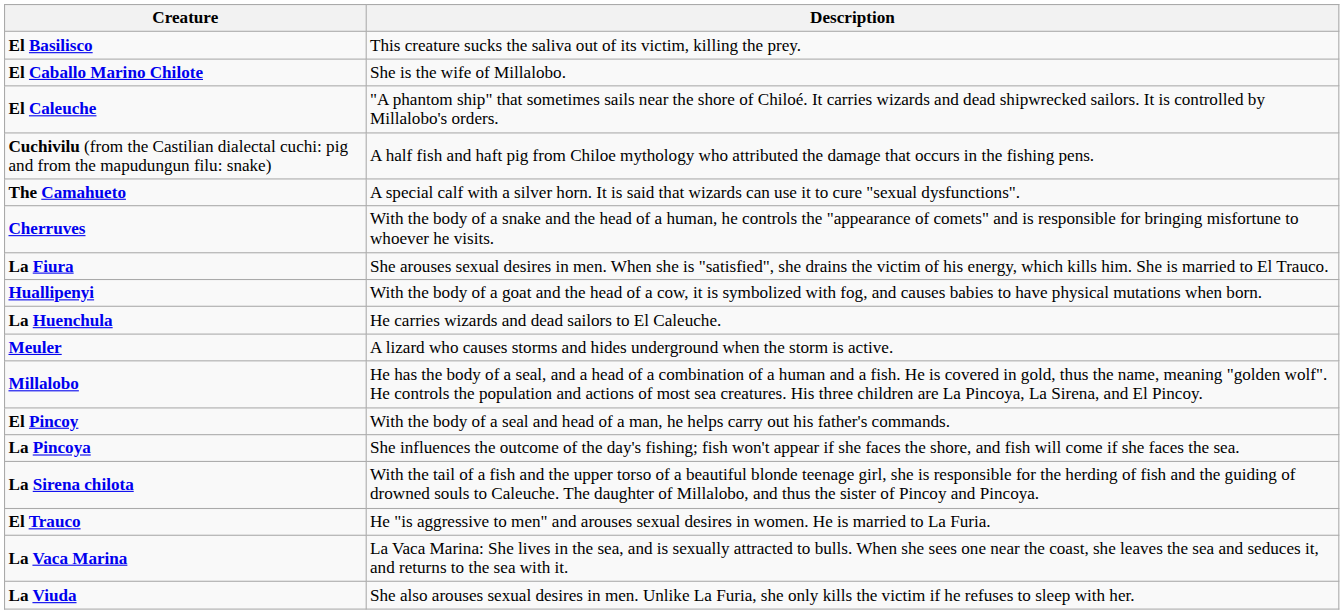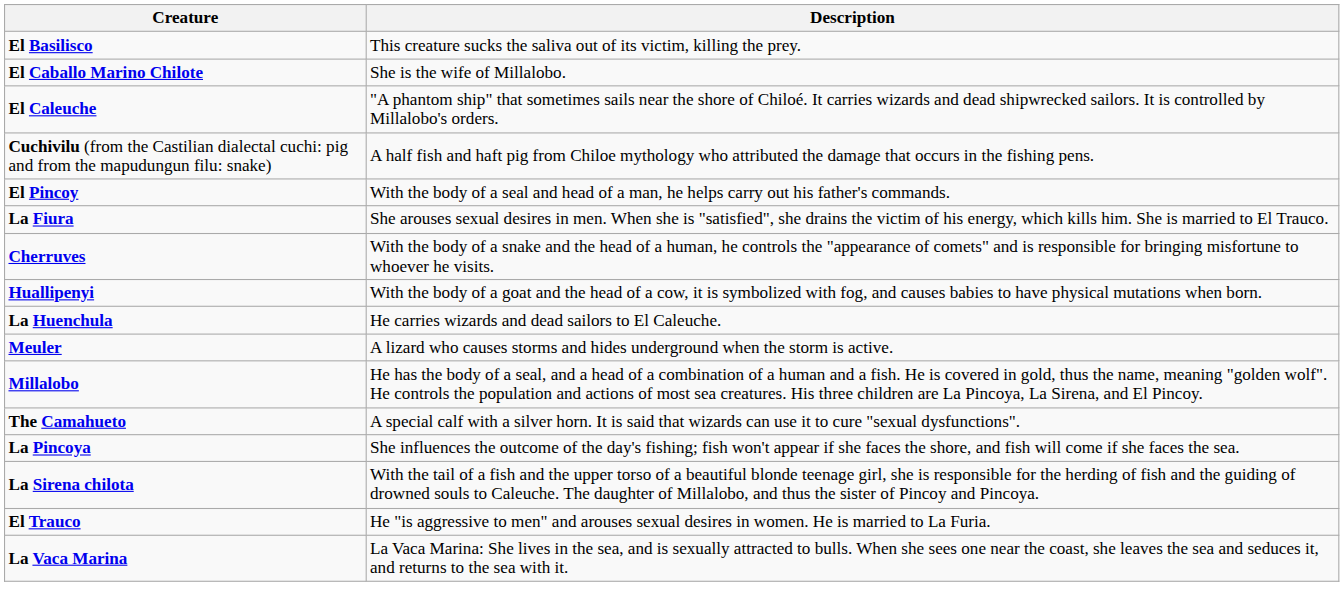rows swapped: (67, 192) <-> (43, 420)
rows swapped: (47, 229) <-> (41, 265)
- row: (43, 595)
